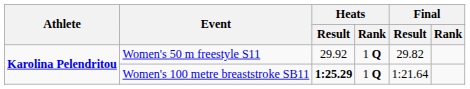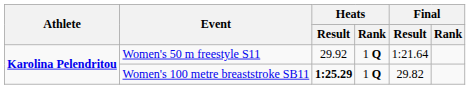(410, 54) 29.82 -> (410, 54) 1:21.64
(410, 74) 1:21.64 -> (410, 74) 29.82
